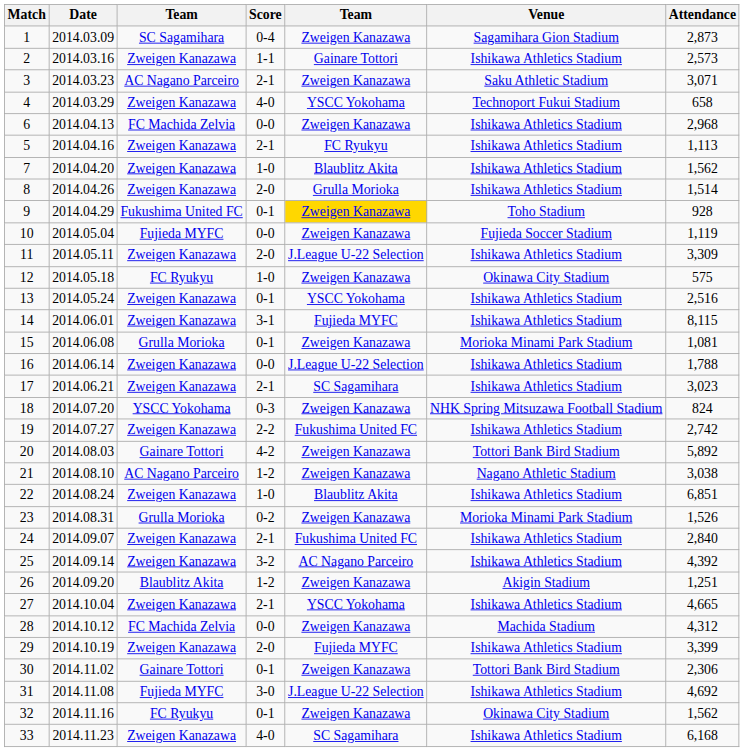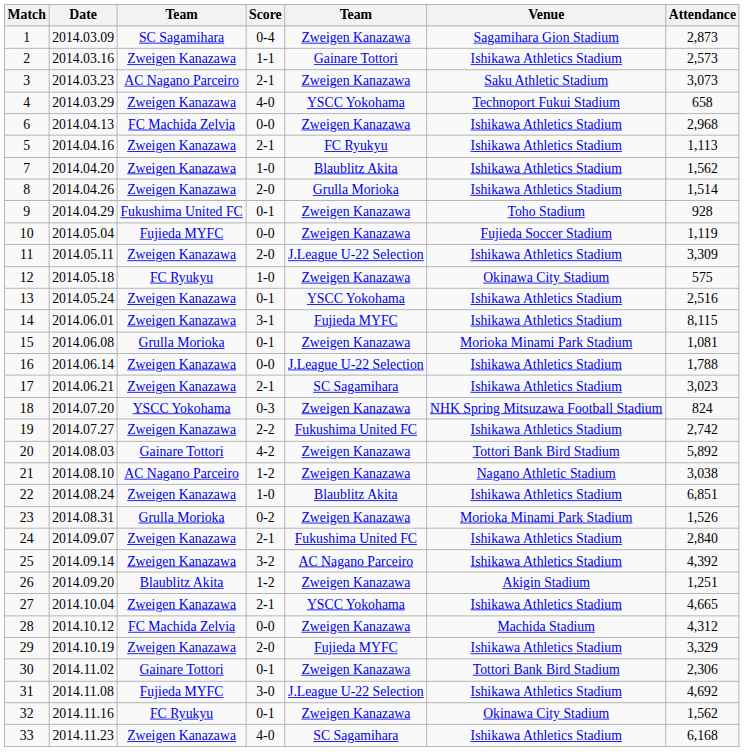(702, 80) 3,071 -> (702, 80) 3,073
(356, 211) gold background -> (356, 211) no background
(702, 648) 3,399 -> (702, 648) 3,329
